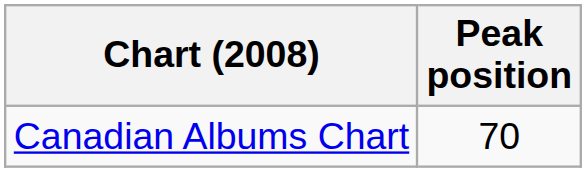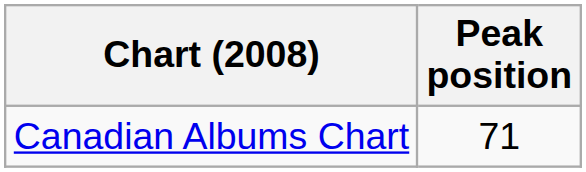(499, 135) 70 -> (499, 135) 71
